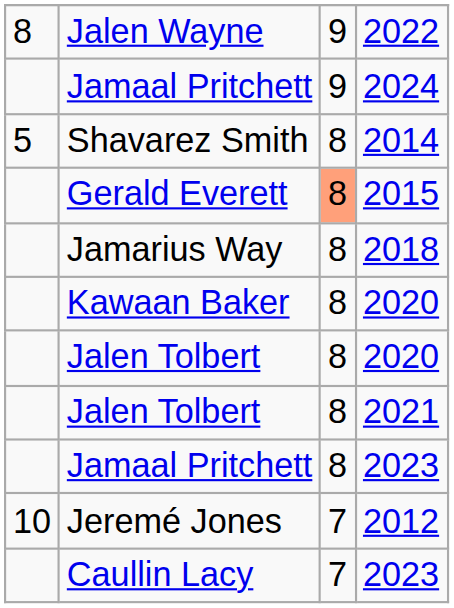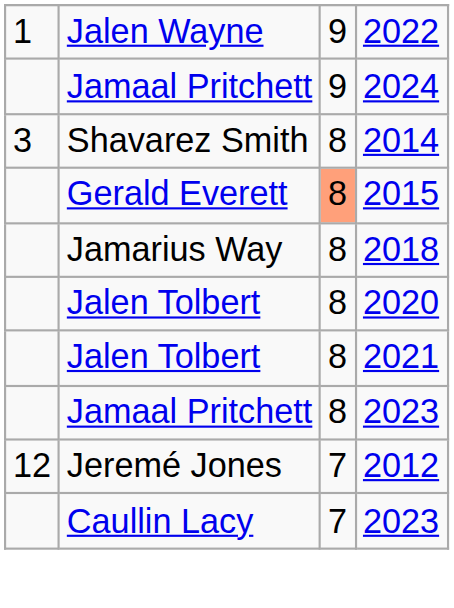(22, 31) 8 -> (22, 31) 1
(22, 140) 5 -> (22, 140) 3
- row: (178, 303)
(32, 520) 10 -> (32, 466) 12
